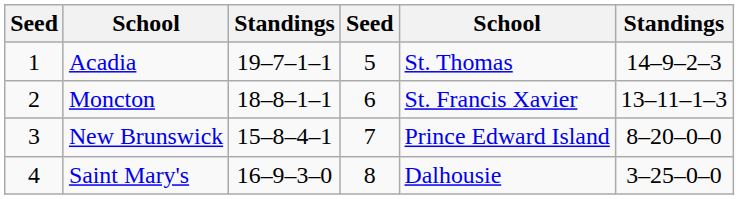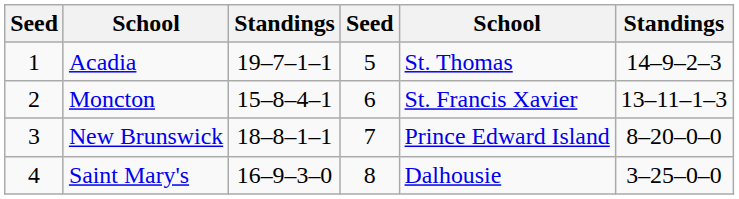(285, 99) 18–8–1–1 -> (285, 99) 15–8–4–1
(285, 136) 15–8–4–1 -> (285, 136) 18–8–1–1
